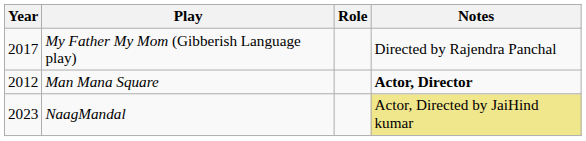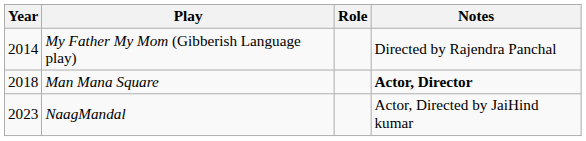(23, 49) 2017 -> (23, 49) 2014
(23, 81) 2012 -> (23, 81) 2018
(456, 114) khaki background -> (456, 114) no background
